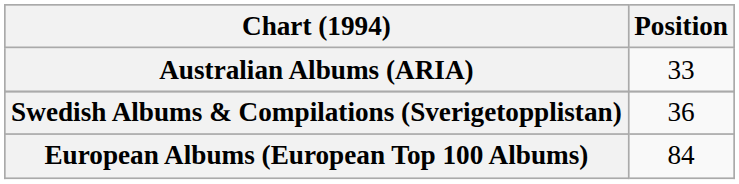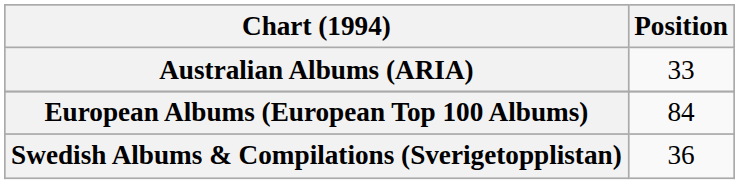rows swapped: (316, 155) <-> (316, 112)
